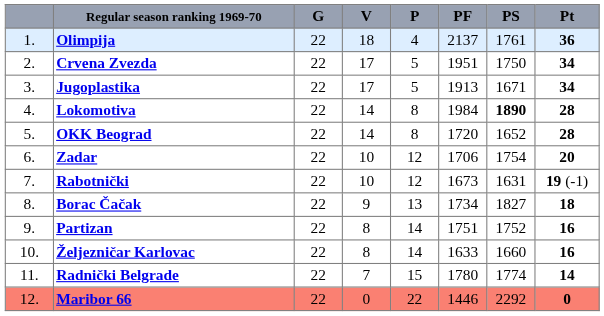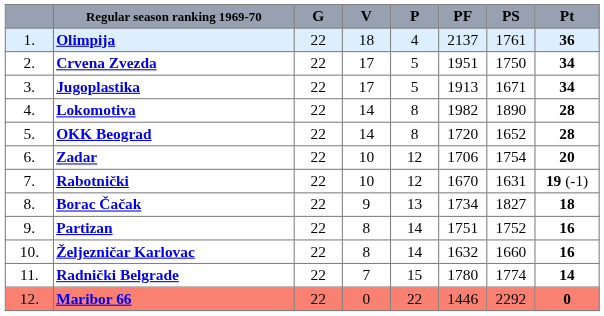(463, 110) 1984 -> (463, 110) 1982
(511, 110) bold -> (511, 110) normal
(463, 181) 1673 -> (463, 181) 1670
(463, 251) 1633 -> (463, 251) 1632
